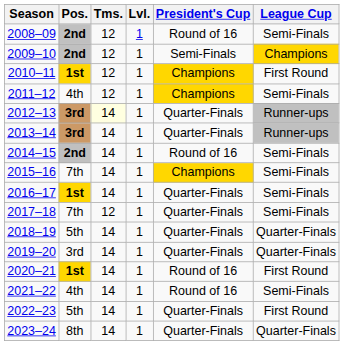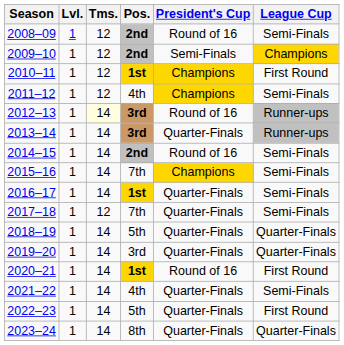columns swapped: (139, 14) <-> (75, 14)
(203, 113) Quarter-Finals -> (203, 113) Round of 16
(203, 291) Round of 16 -> (203, 291) Quarter-Finals
